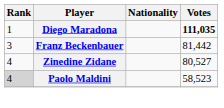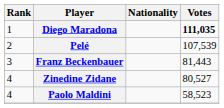+ row: (80, 45)
(197, 45) 81,442 -> (197, 62) 81,443
(9, 78) lightgrey background -> (9, 95) no background
